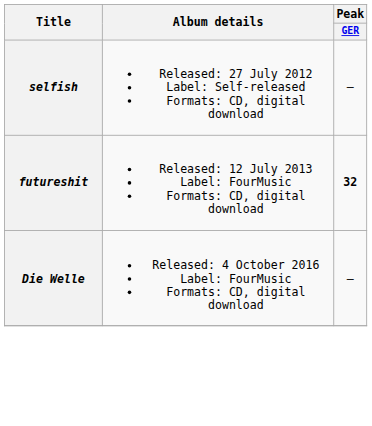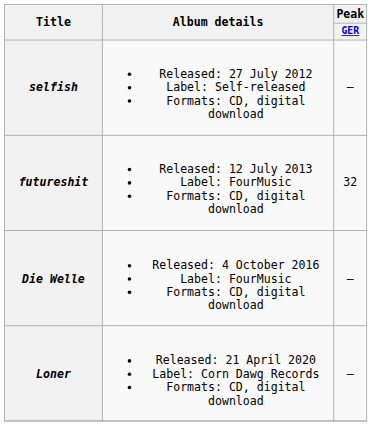(350, 183) bold -> (350, 183) normal
+ row: (53, 374)
